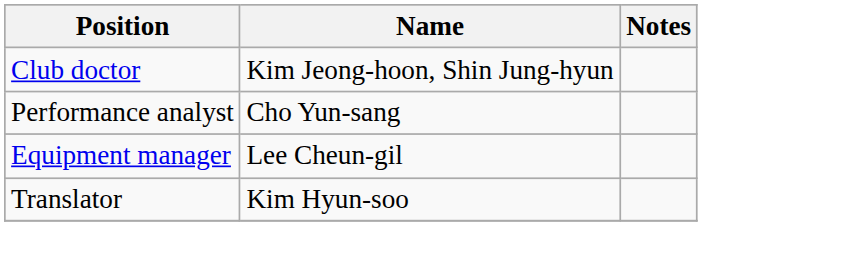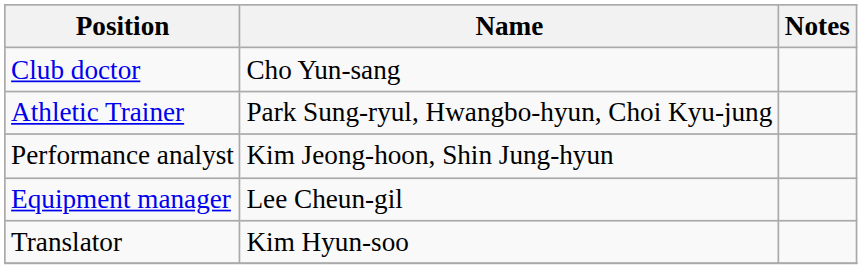(430, 69) Kim Jeong-hoon, Shin Jung-hyun -> (323, 69) Cho Yun-sang
+ row: (98, 112)
(323, 112) Cho Yun-sang -> (430, 155) Kim Jeong-hoon, Shin Jung-hyun
